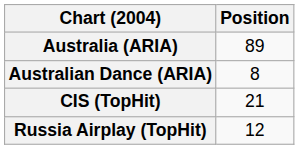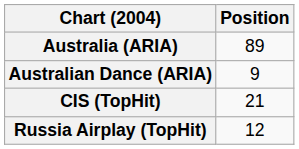(255, 74) 8 -> (255, 74) 9
